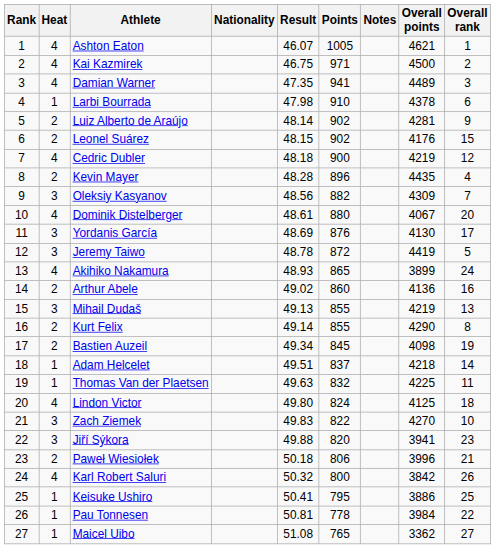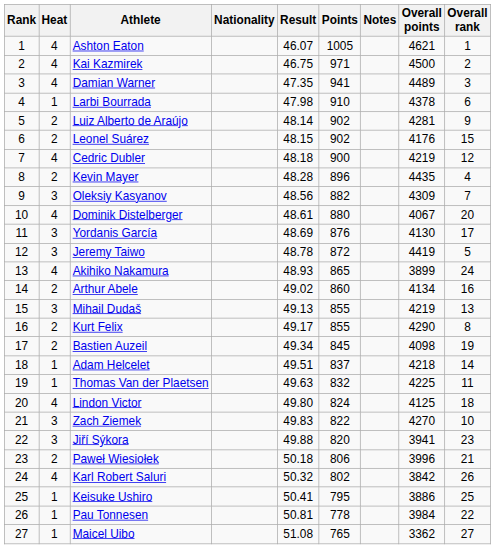(422, 290) 4136 -> (422, 290) 4134
(298, 327) 49.14 -> (298, 327) 49.17
(340, 477) 800 -> (340, 477) 802
